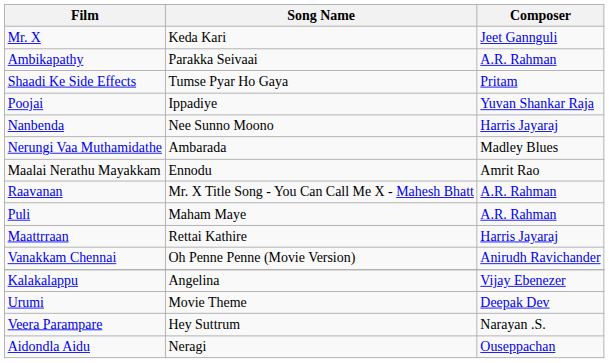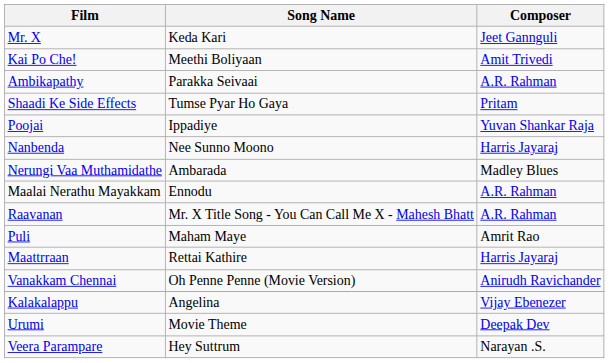+ row: (42, 59)
(510, 170) Amrit Rao -> (518, 192) A.R. Rahman
(518, 214) A.R. Rahman -> (510, 236) Amrit Rao
- row: (49, 346)
